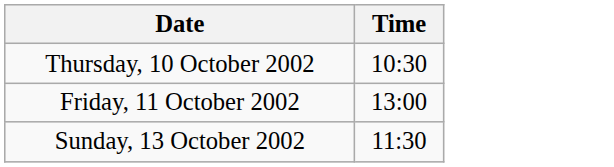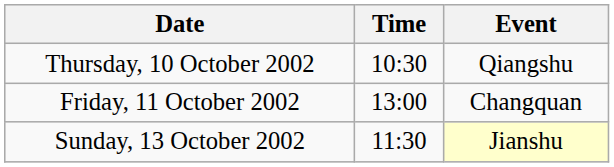+ column: (526, 24)
